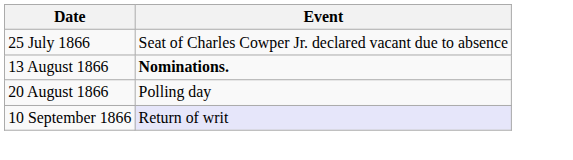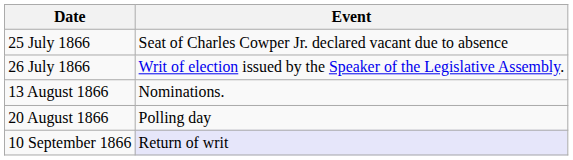+ row: (49, 67)
(184, 67) bold -> (182, 92) normal
